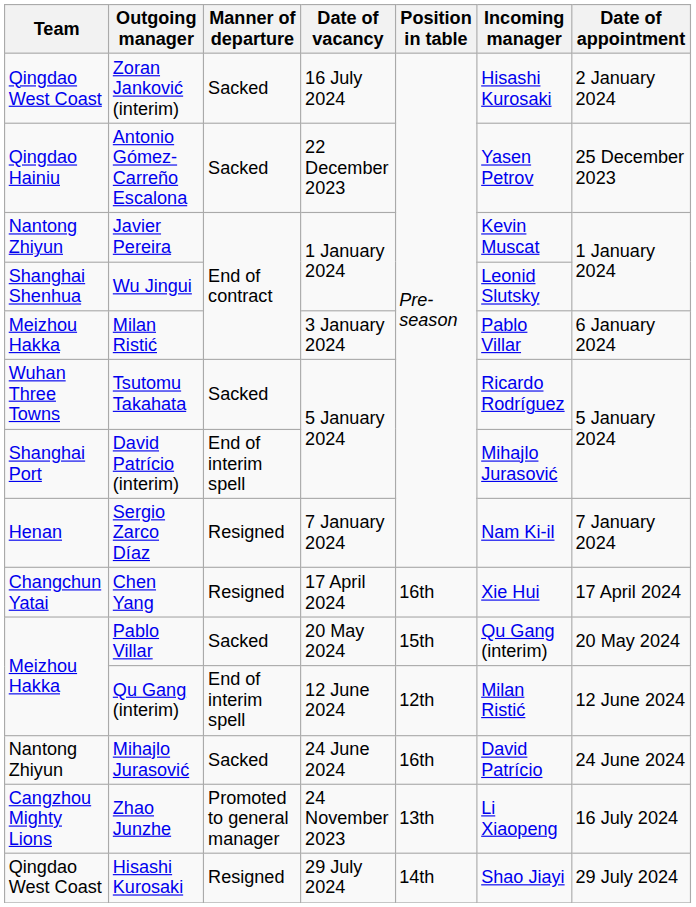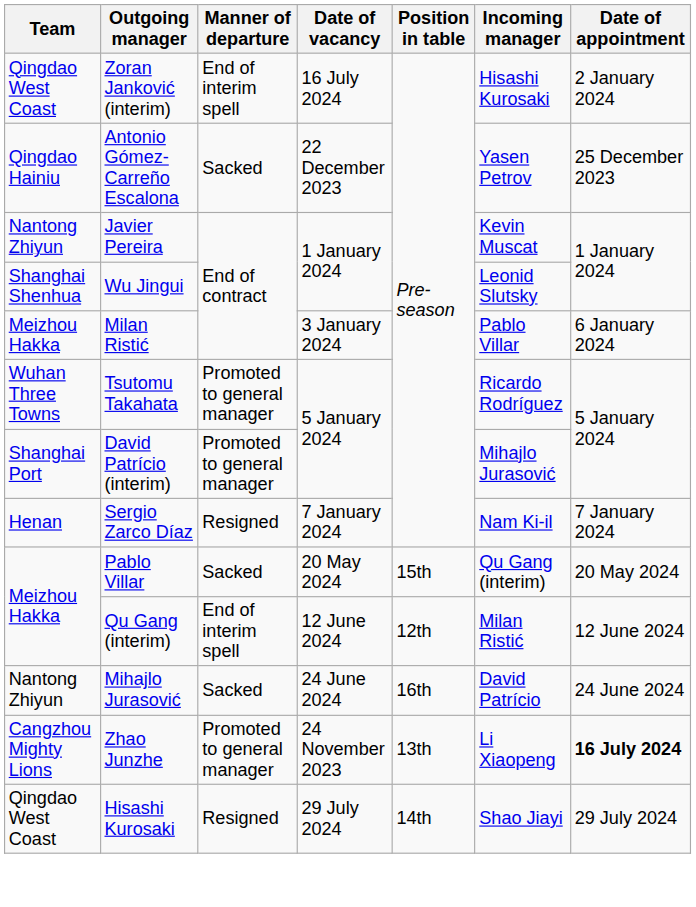(238, 88) Sacked -> (229, 88) End of interim spell
(238, 394) Sacked -> (243, 394) Promoted to general manager
(235, 463) End of interim spell -> (243, 463) Promoted to general manager
- row: (134, 592)
(627, 818) normal -> (628, 749) bold
